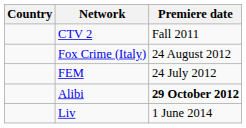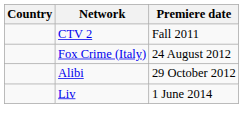- row: (71, 73)
(195, 93) bold -> (194, 73) normal
